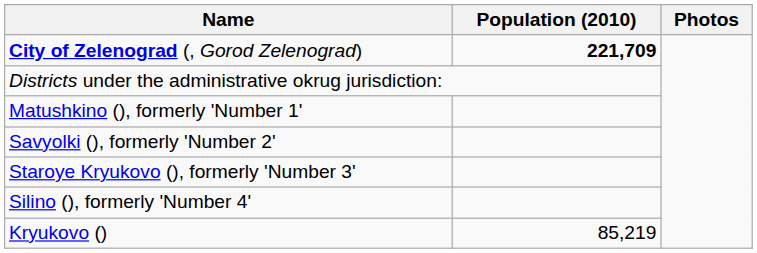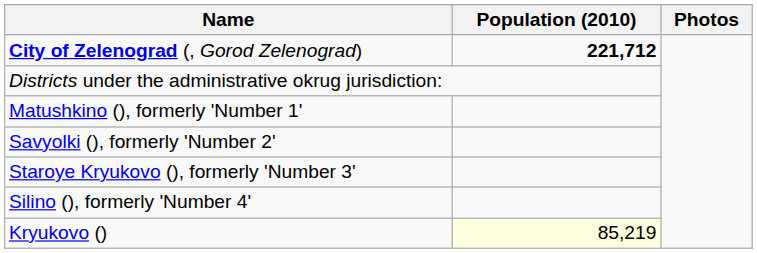(622, 50) 221,709 -> (622, 50) 221,712
(627, 232) no background -> (627, 232) lightyellow background
